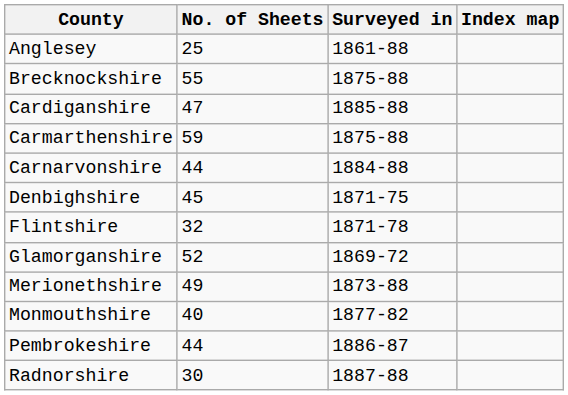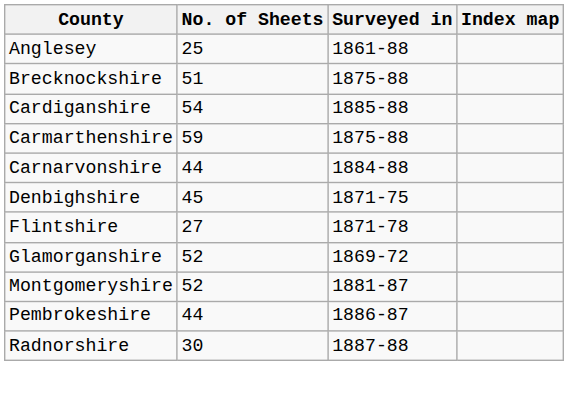(192, 79) 55 -> (192, 79) 51
(192, 109) 47 -> (192, 109) 54
(192, 227) 32 -> (192, 227) 27
- row: (85, 286)
- row: (80, 316)
+ row: (91, 286)
